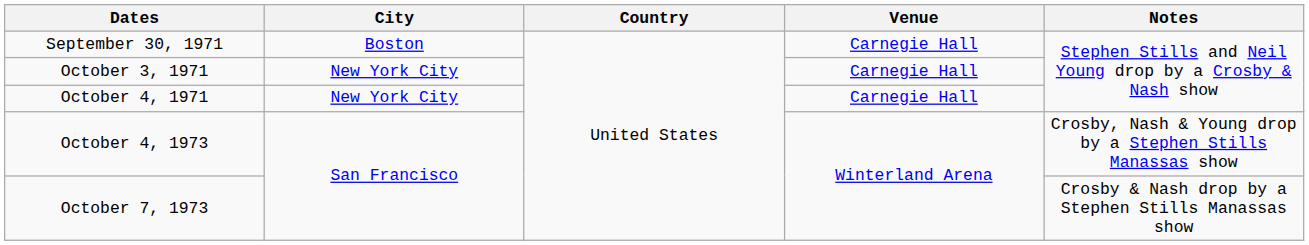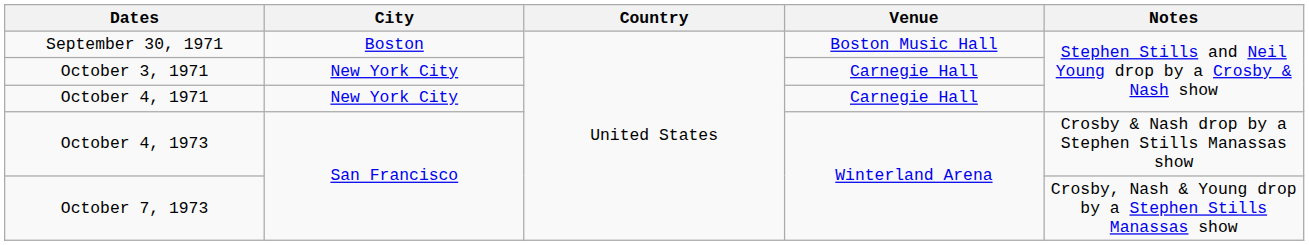(914, 45) Carnegie Hall -> (914, 45) Boston Music Hall
(1174, 144) Crosby, Nash & Young drop by a Stephen Stills Manassas show -> (1174, 144) Crosby & Nash drop by a Stephen Stills Manassas show
(1174, 208) Crosby & Nash drop by a Stephen Stills Manassas show -> (1174, 208) Crosby, Nash & Young drop by a Stephen Stills Manassas show
